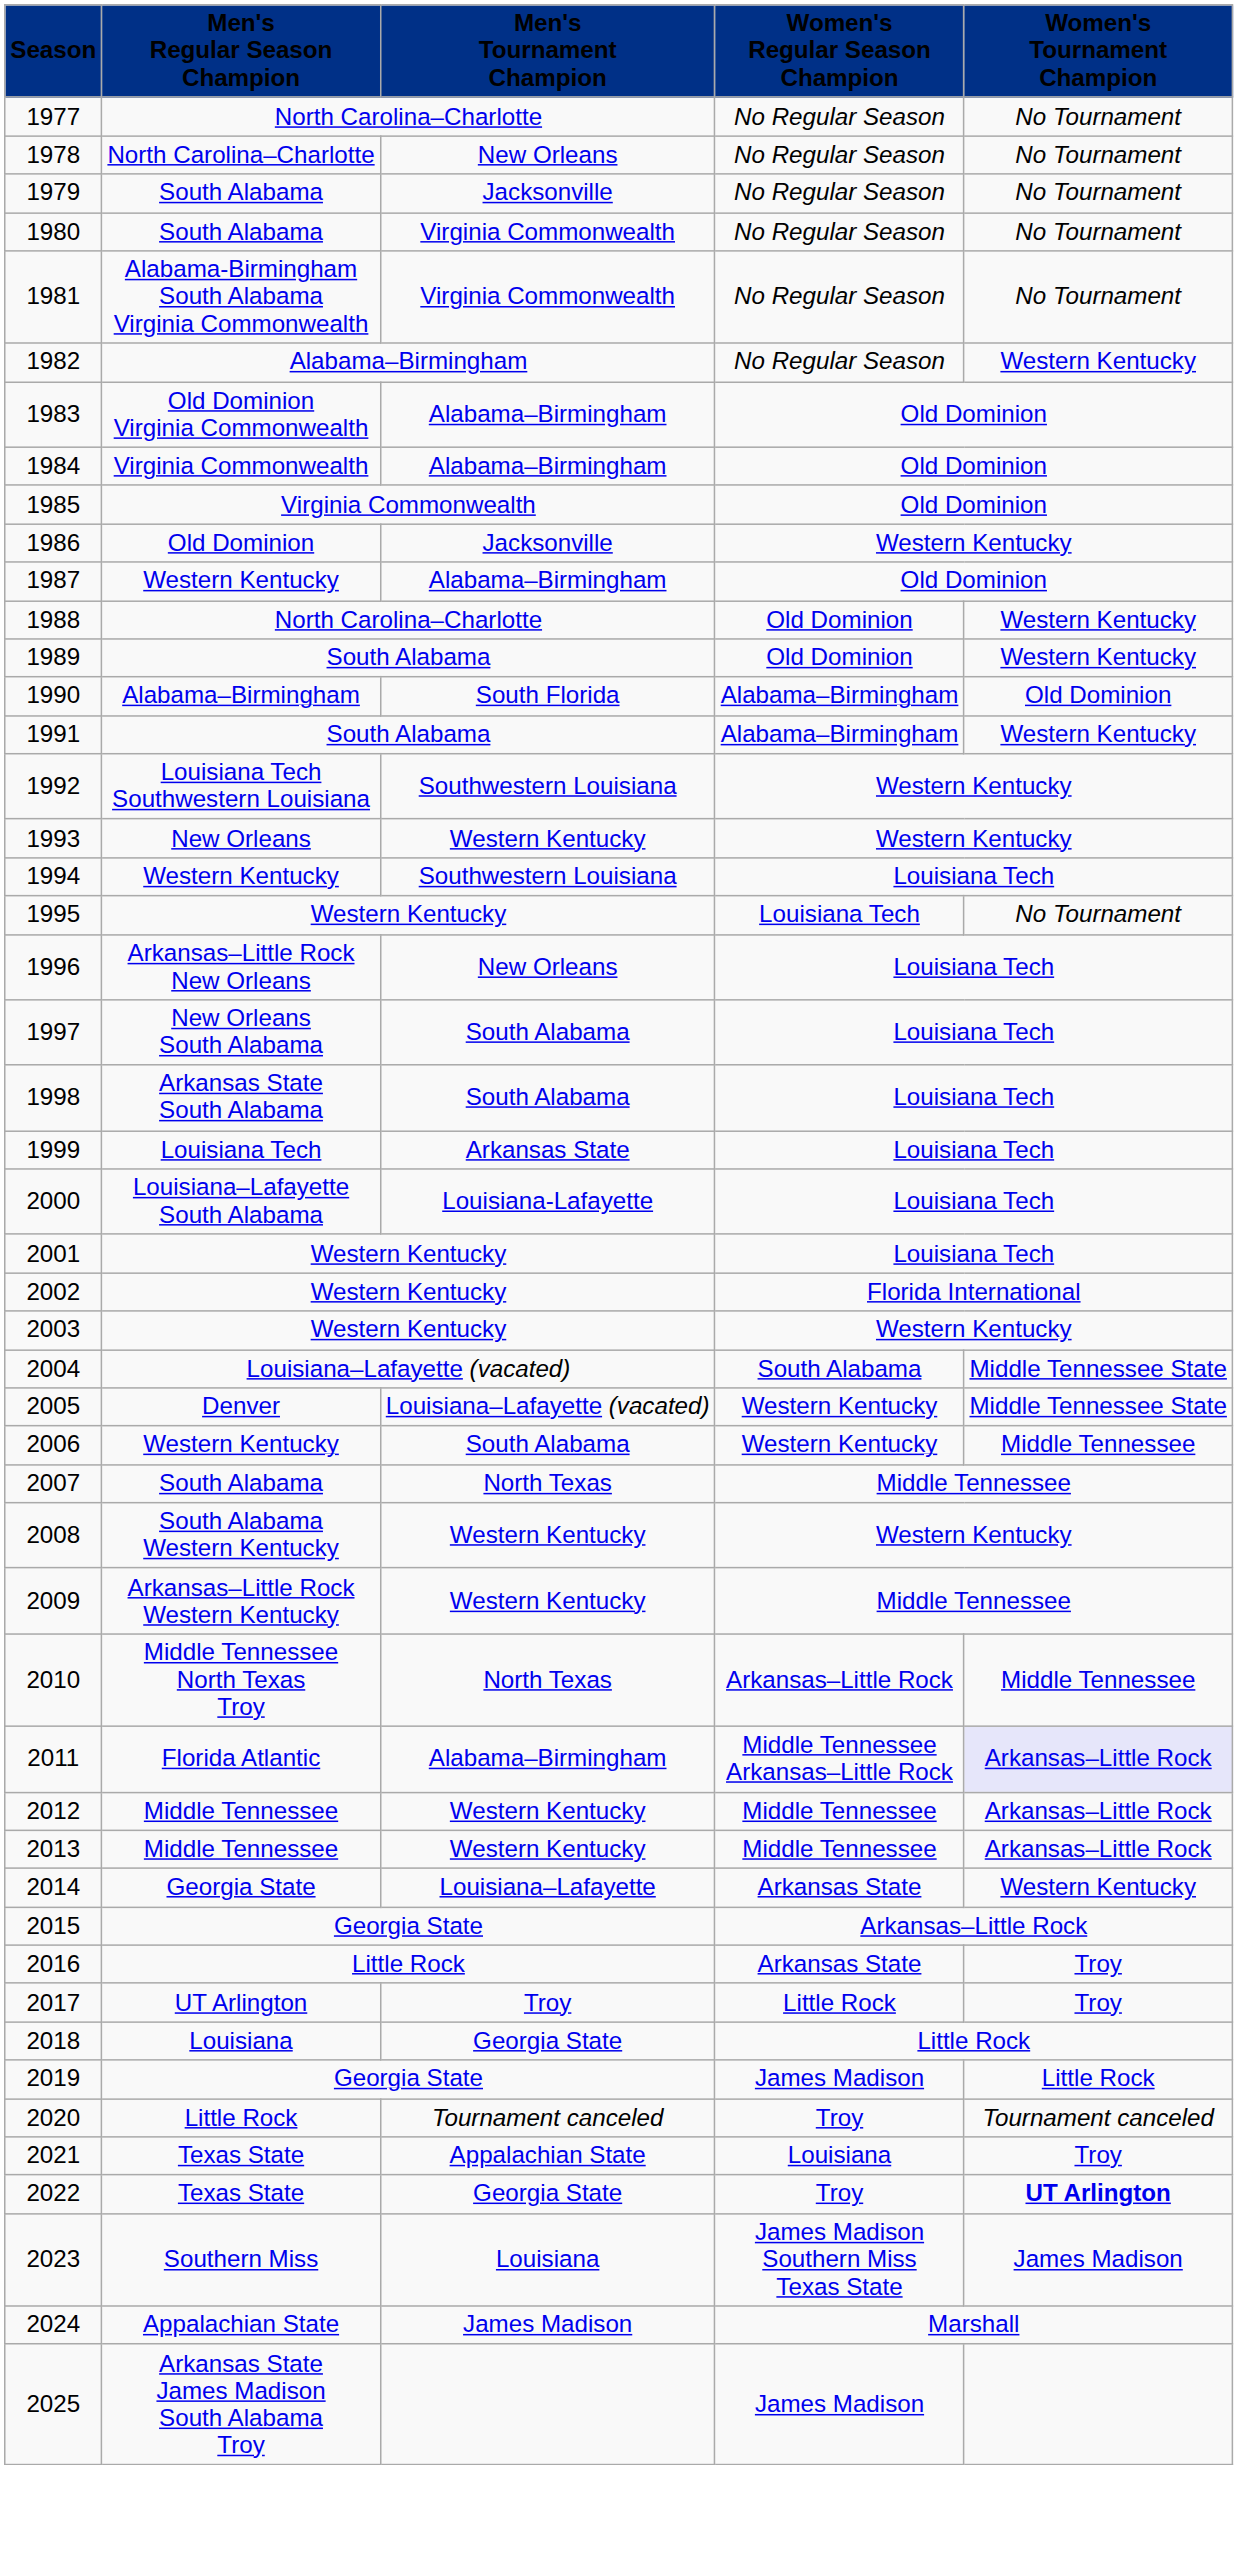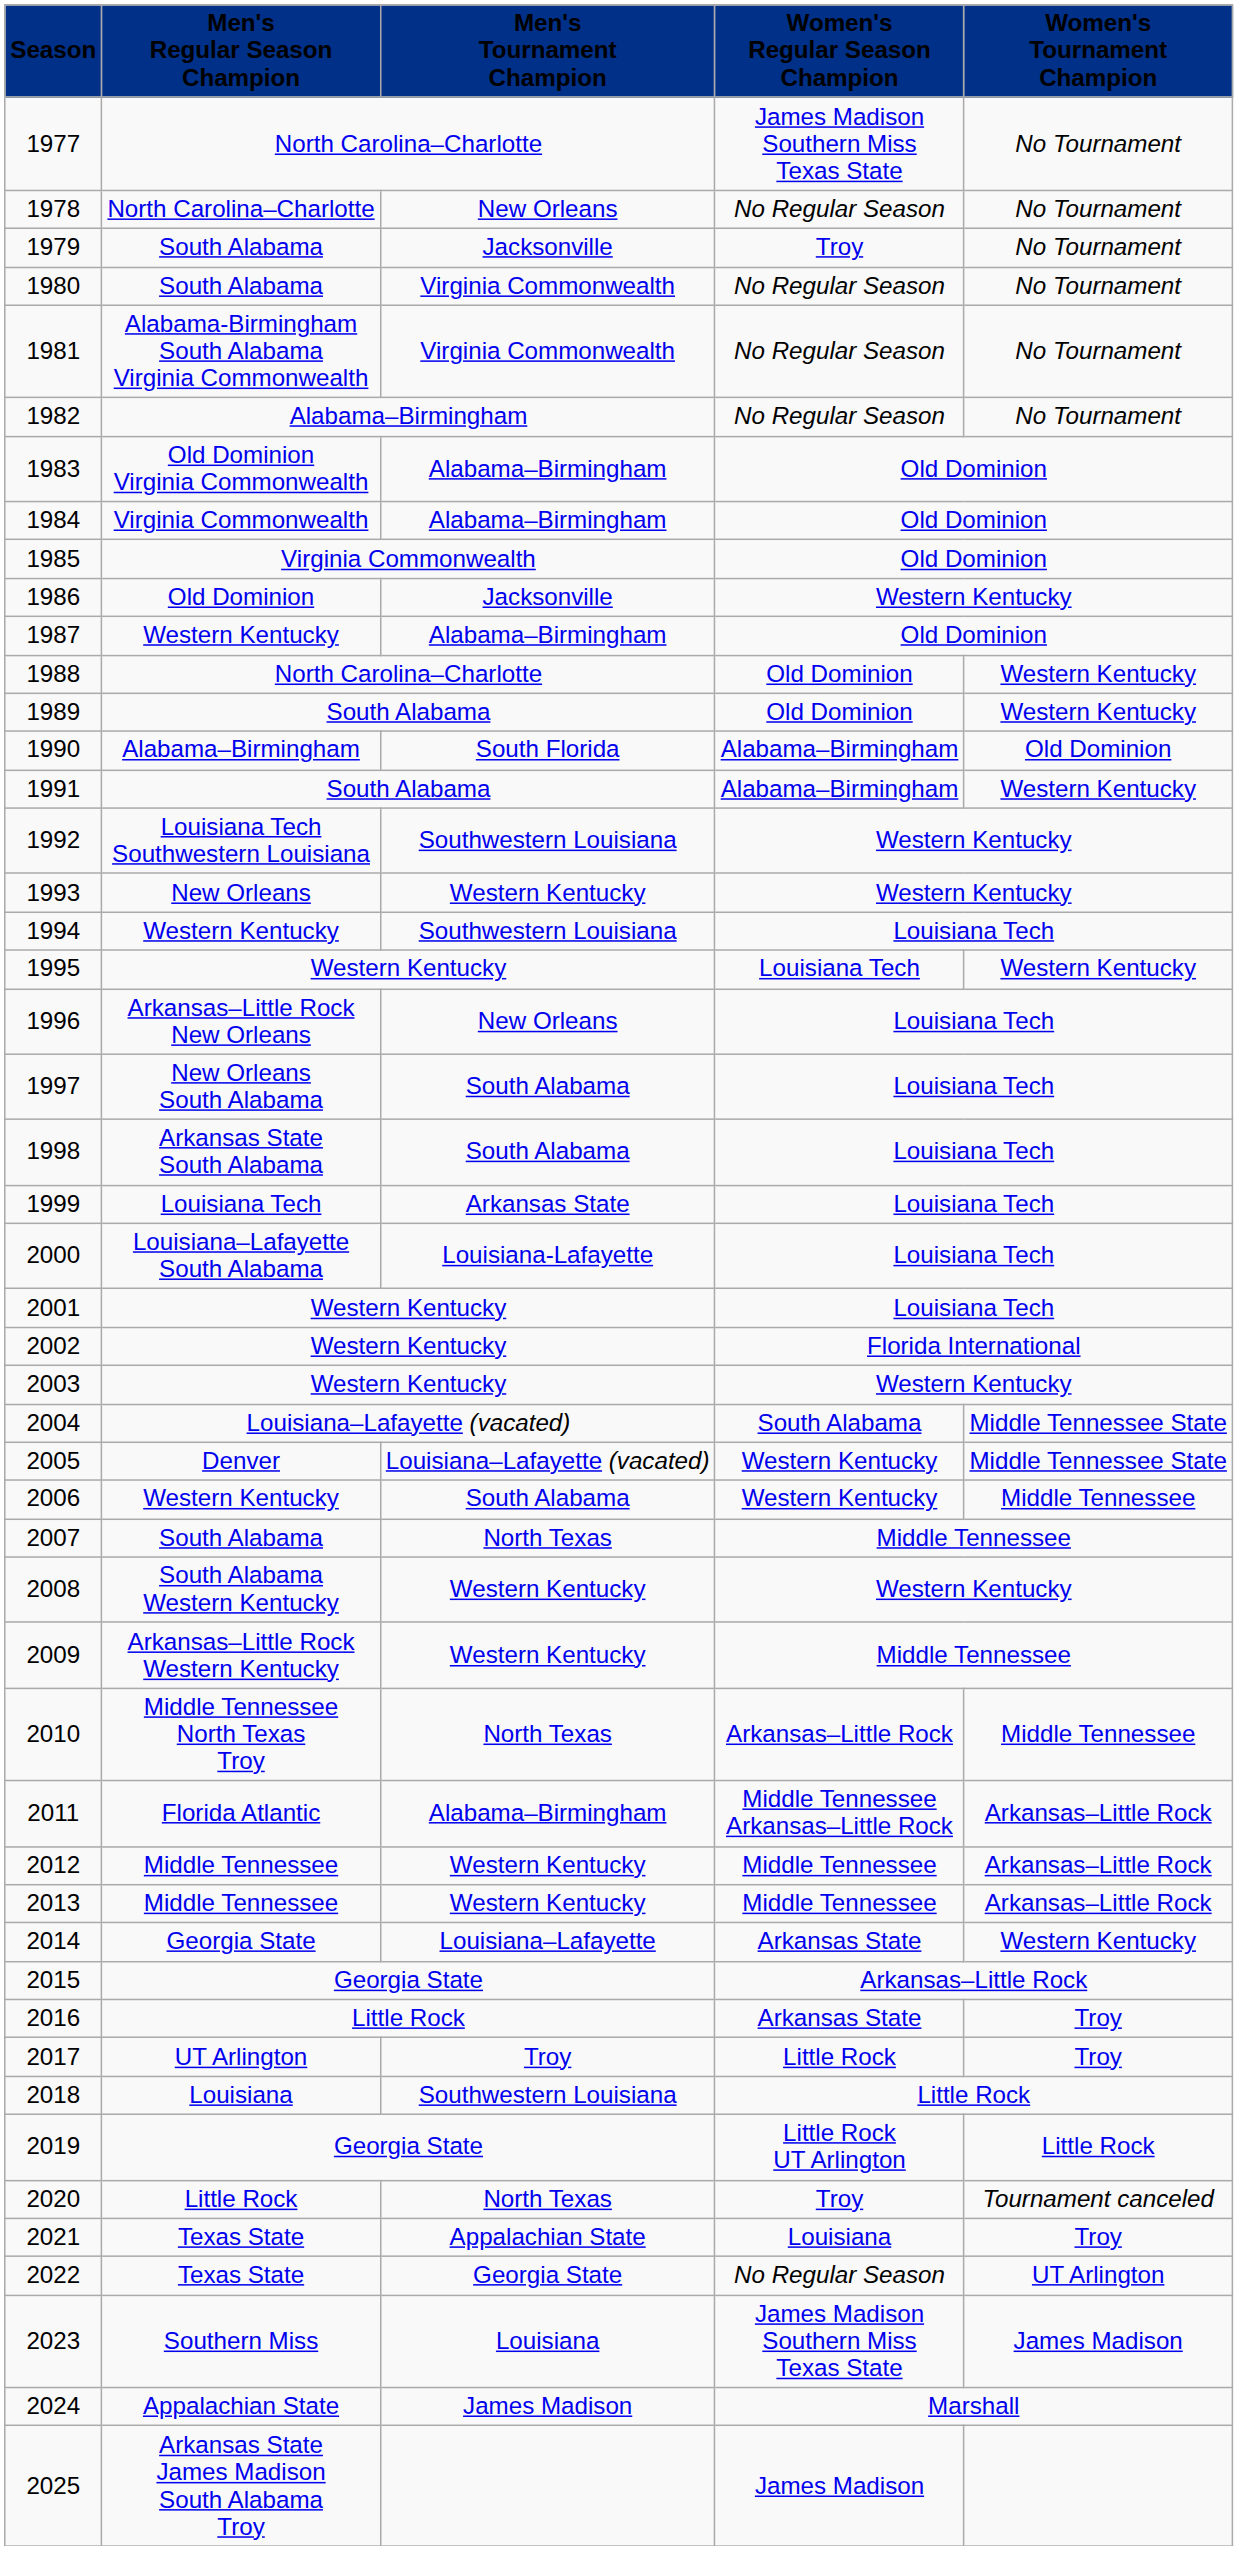(839, 116) No Regular Season -> (839, 143) James Madison Southern Miss Texas State
(839, 192) No Regular Season -> (840, 247) Troy
(1098, 362) Western Kentucky -> (1098, 416) No Tournament
(1098, 914) No Tournament -> (1098, 969) Western Kentucky
(1098, 1758) lavender background -> (1098, 1813) no background
(548, 2040) Georgia State -> (548, 2095) Southwestern Louisiana
(839, 2078) James Madison -> (840, 2146) Little Rock UT Arlington
(548, 2117) Tournament canceled -> (548, 2198) North Texas
(840, 2193) Troy -> (839, 2275) No Regular Season
(1098, 2193) bold -> (1098, 2275) normal
